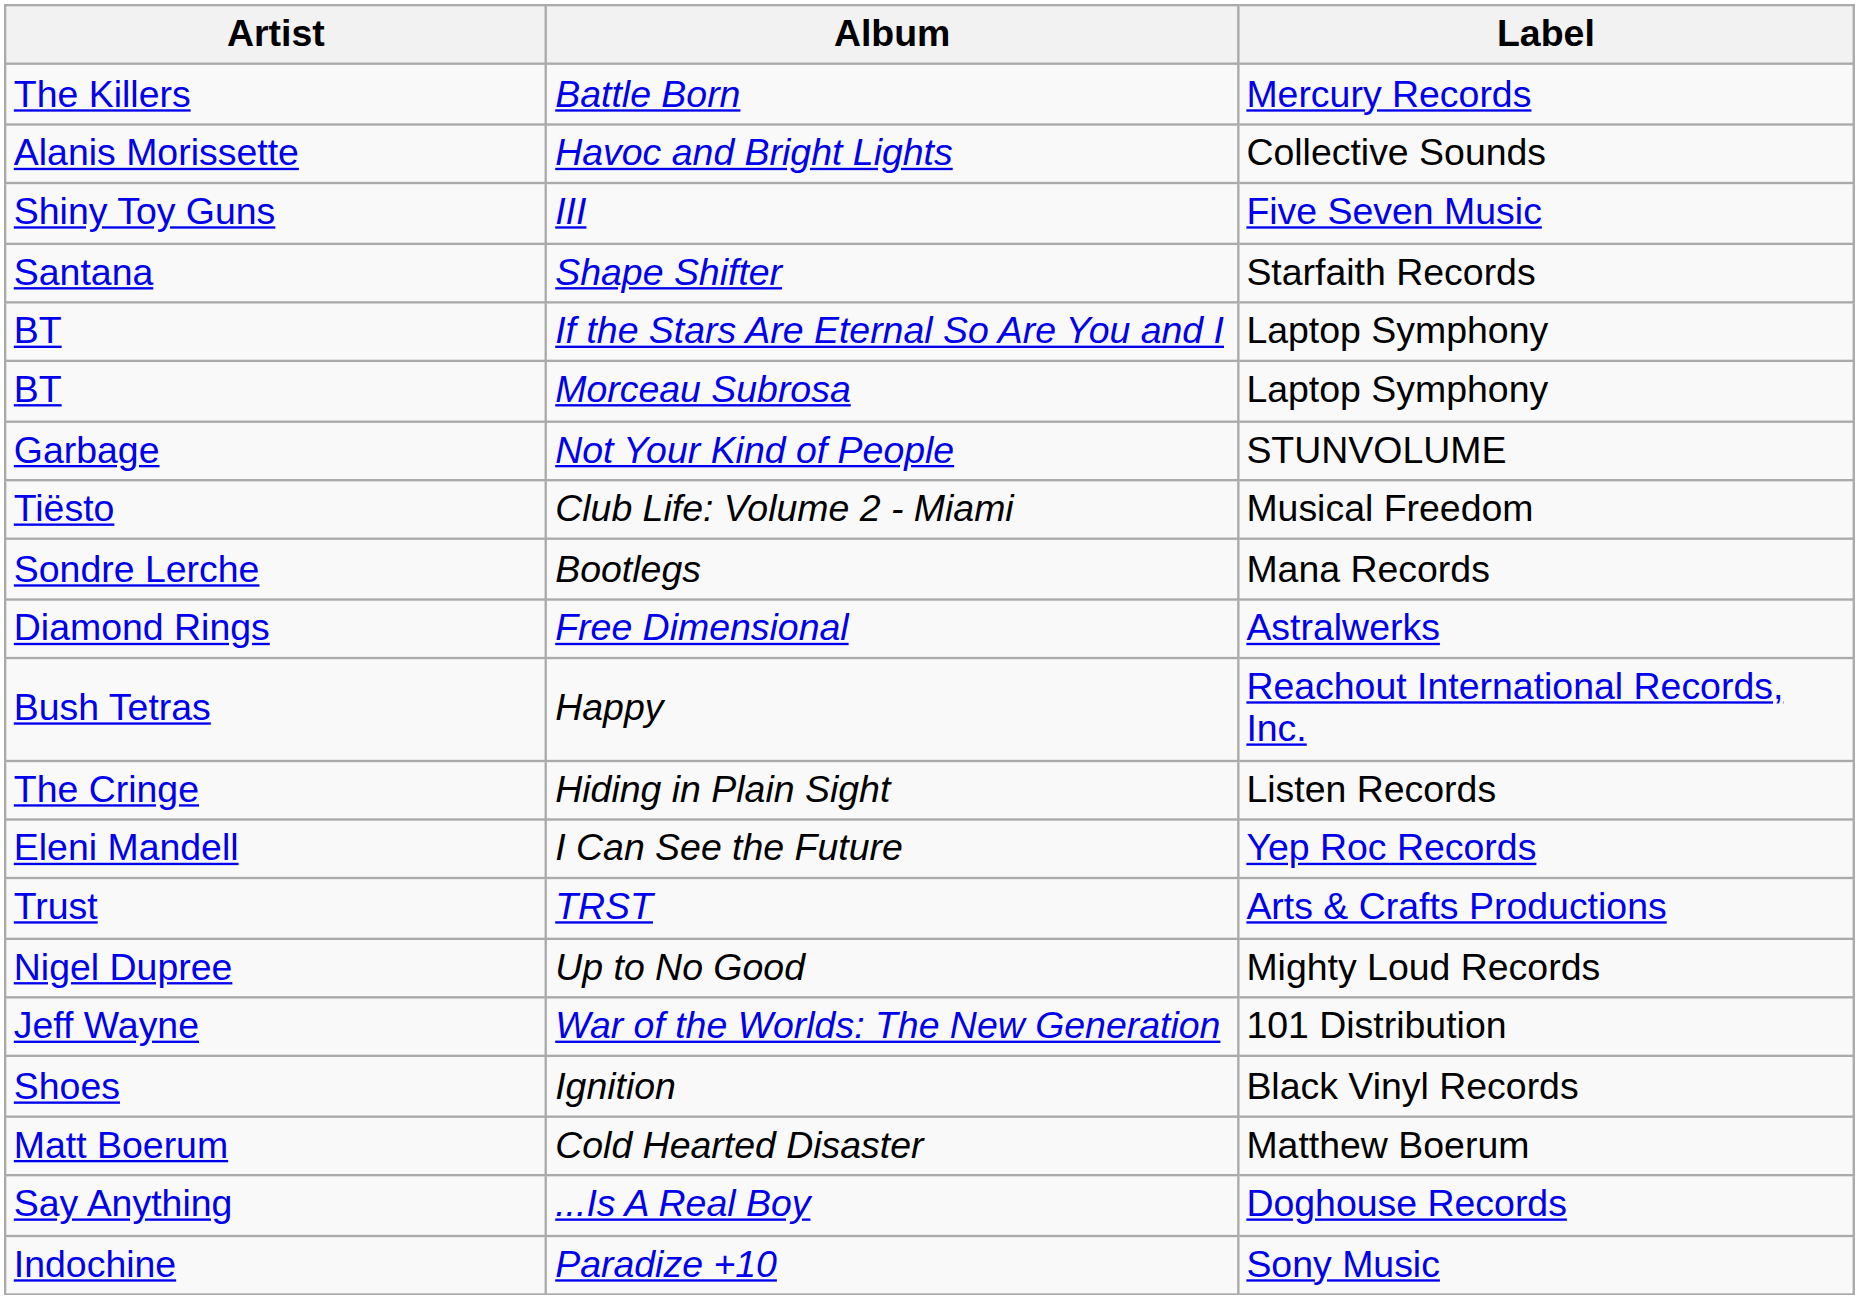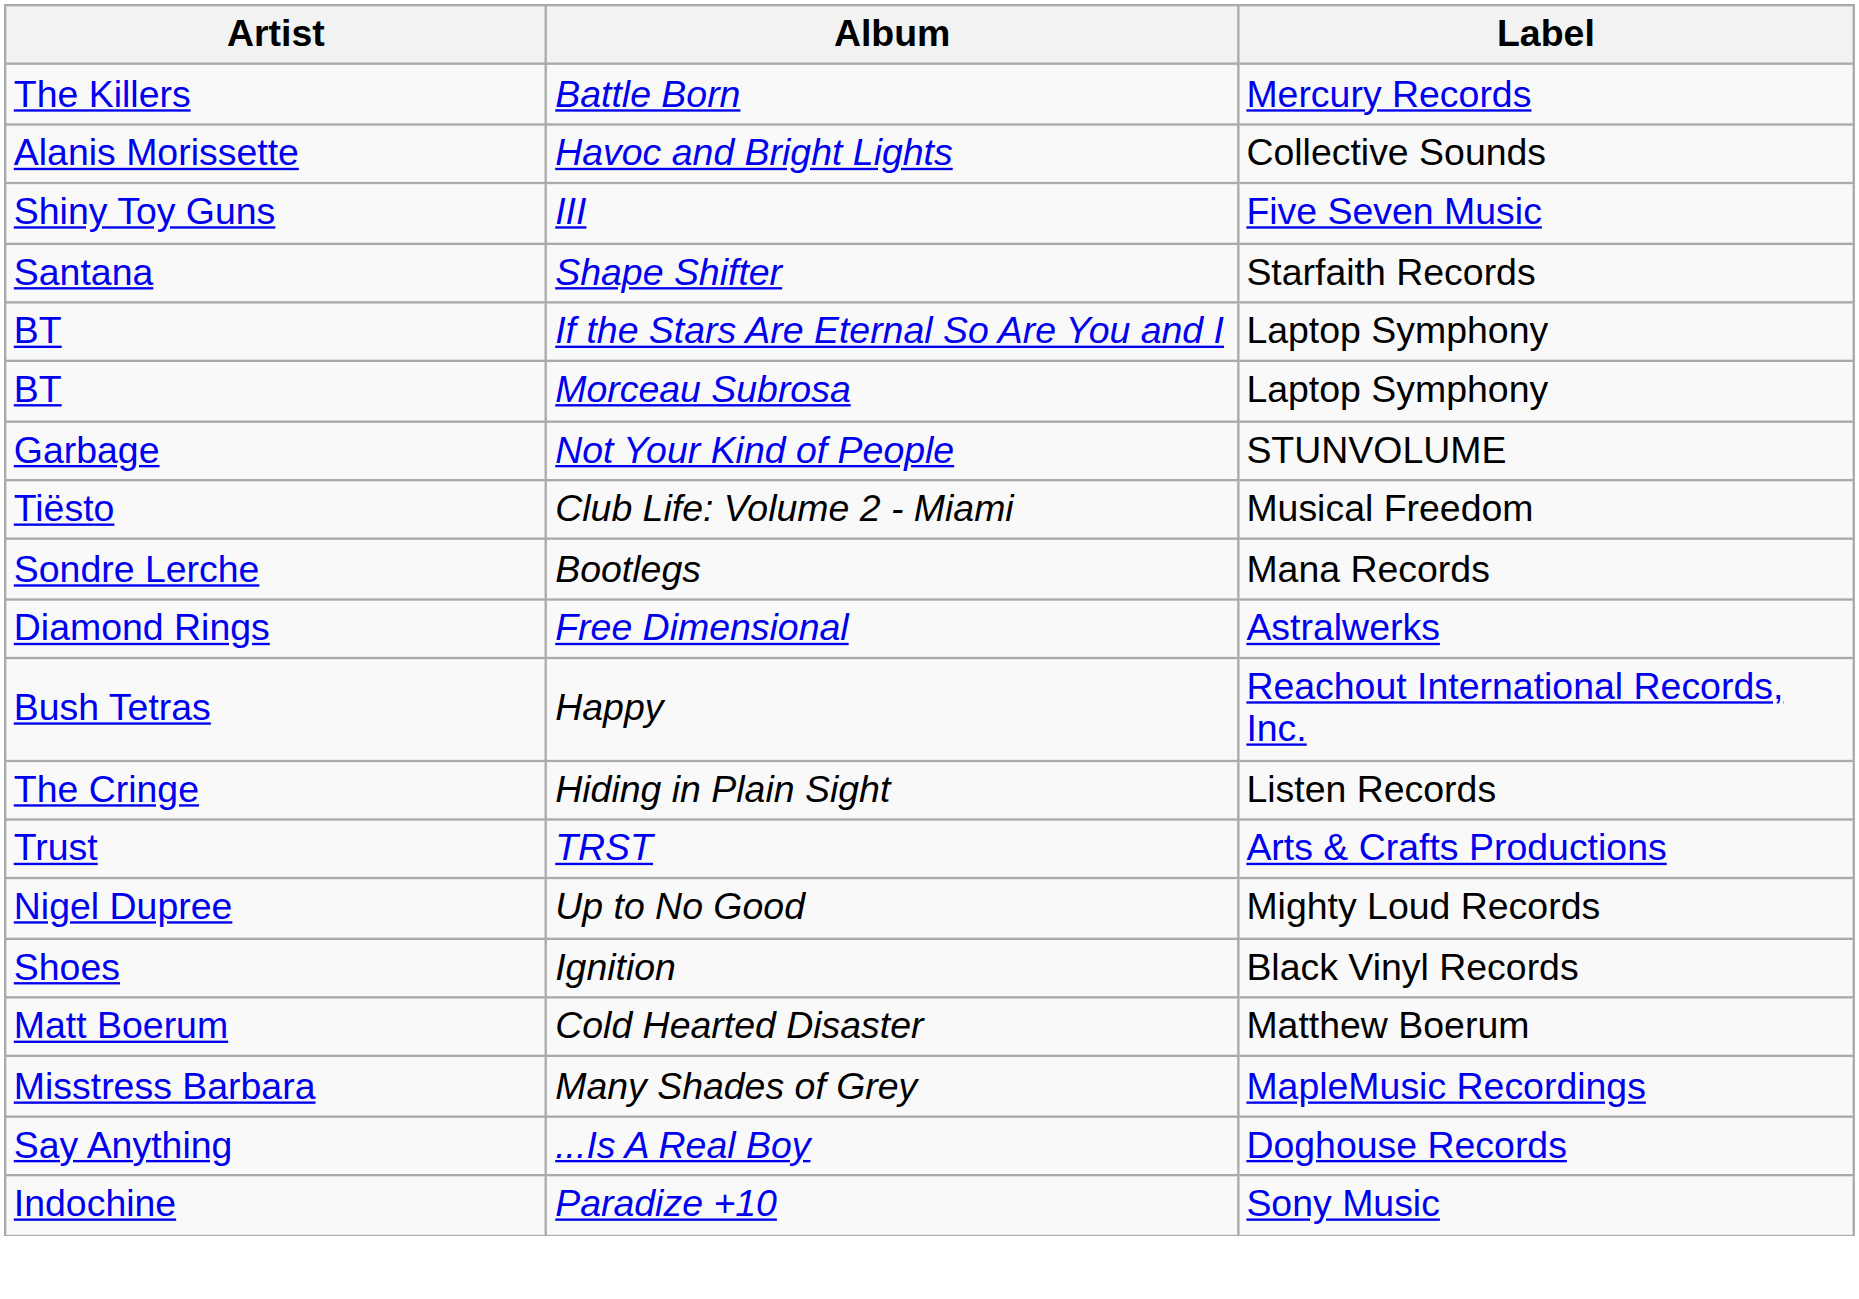- row: (729, 848)
- row: (888, 1026)
+ row: (736, 1085)
